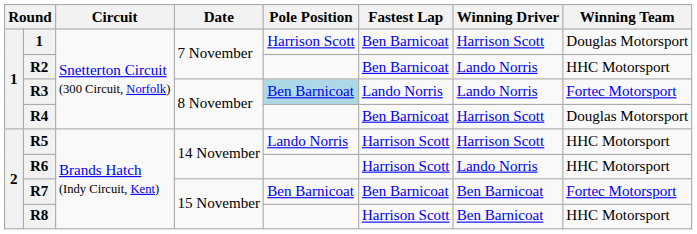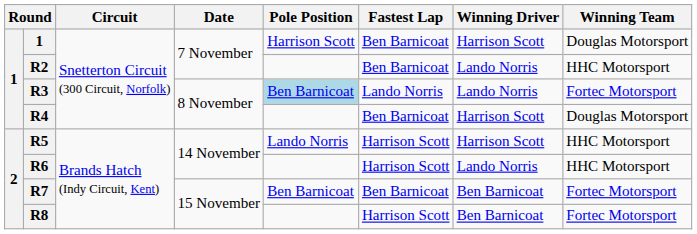(618, 215) HHC Motorsport -> (621, 215) Fortec Motorsport
